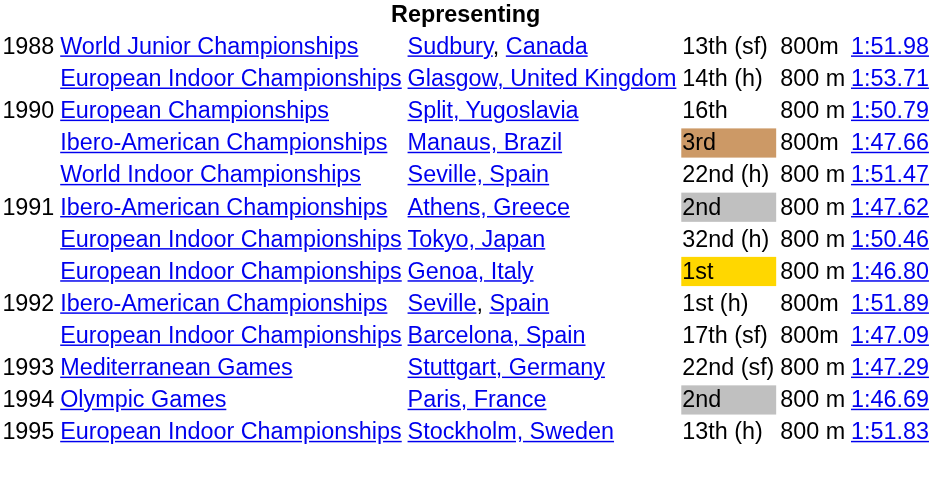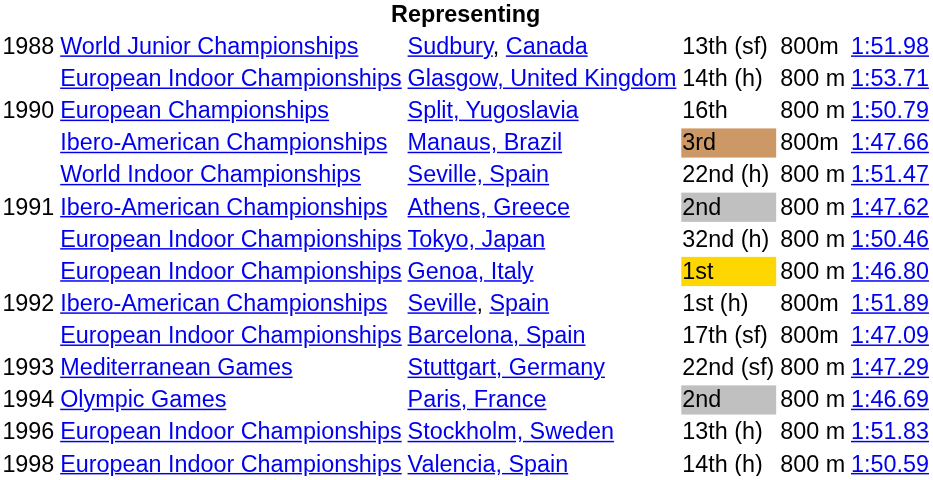(28, 431) 1995 -> (28, 431) 1996
+ row: (488, 463)
